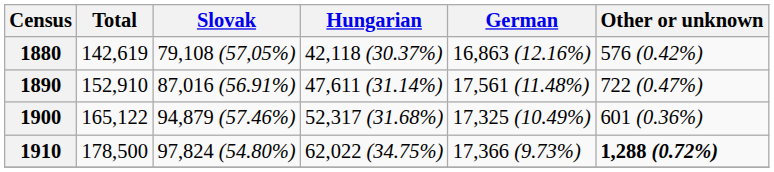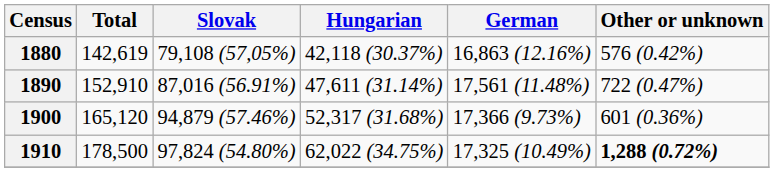(115, 118) 165,122 -> (115, 118) 165,120
(522, 118) 17,325 (10.49%) -> (517, 118) 17,366 (9.73%)
(517, 150) 17,366 (9.73%) -> (522, 150) 17,325 (10.49%)
